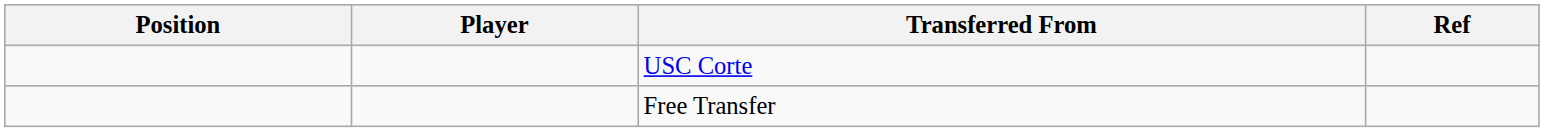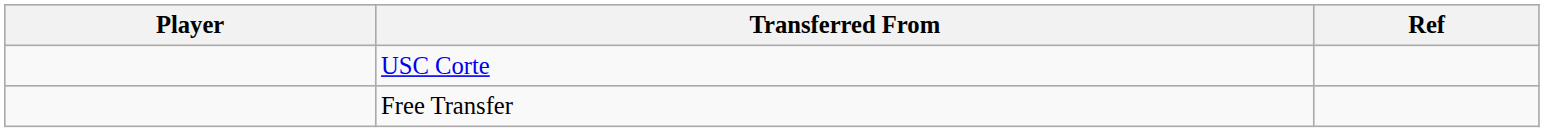- column: (178, 24)
